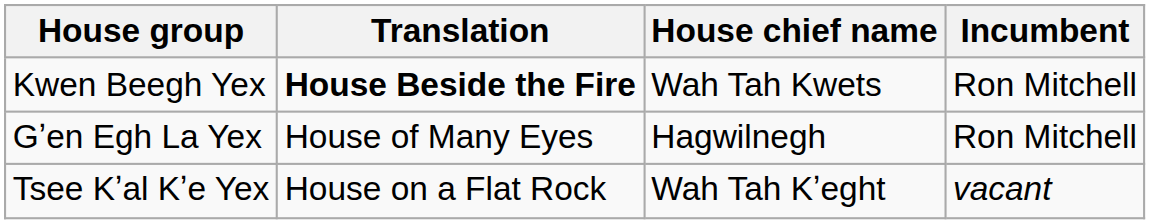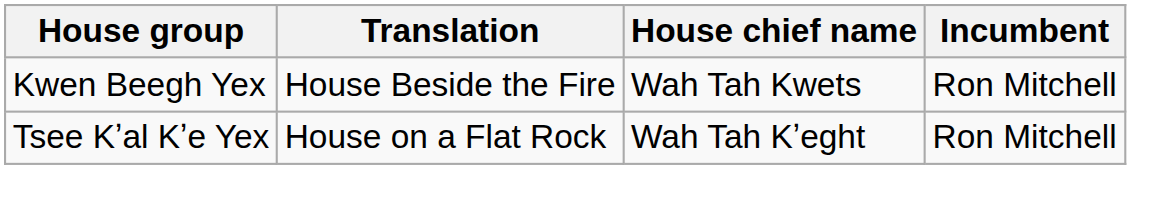(460, 84) bold -> (450, 84) normal
- row: (137, 137)
(1002, 190) vacant -> (1025, 137) Ron Mitchell
